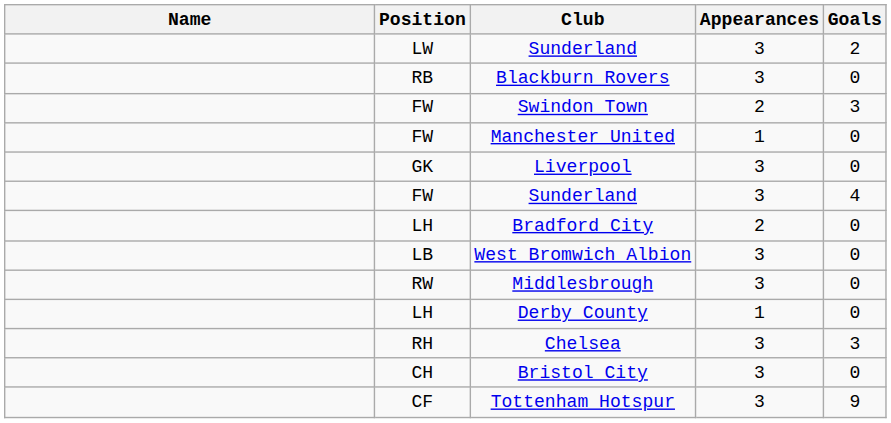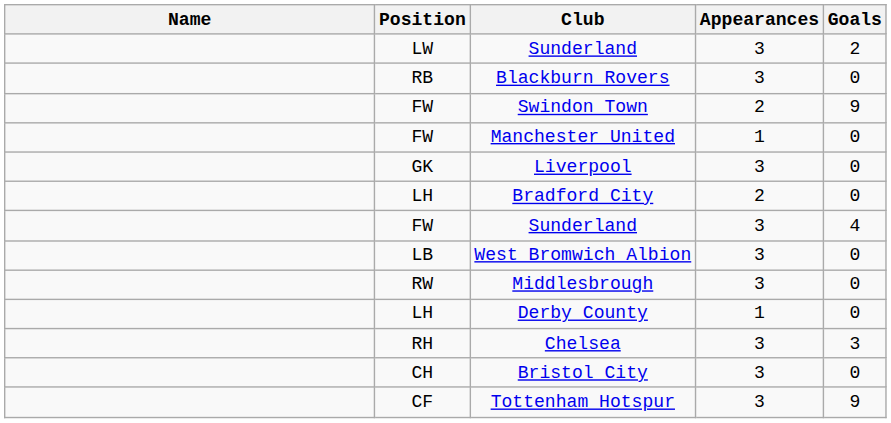(855, 108) 3 -> (855, 108) 9
rows swapped: (422, 196) <-> (422, 226)
